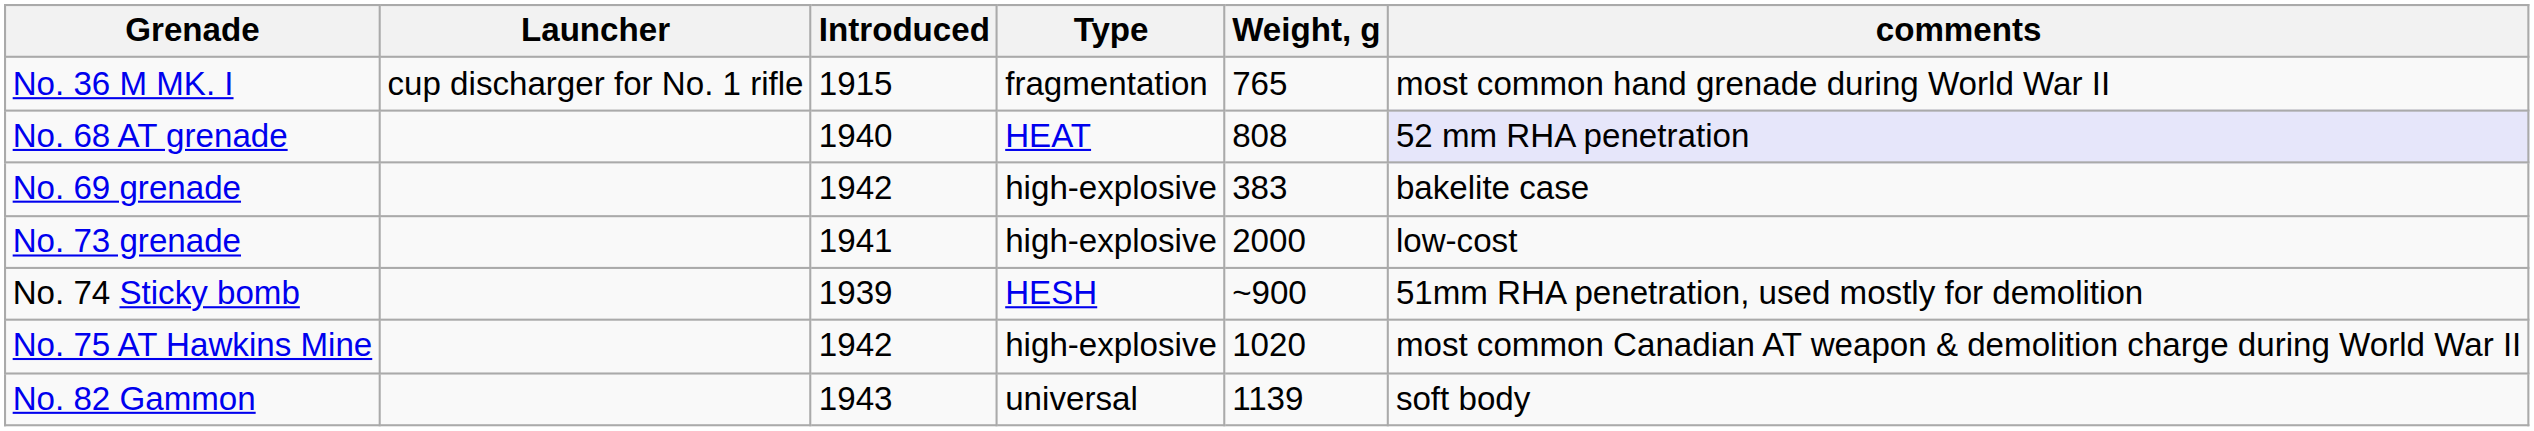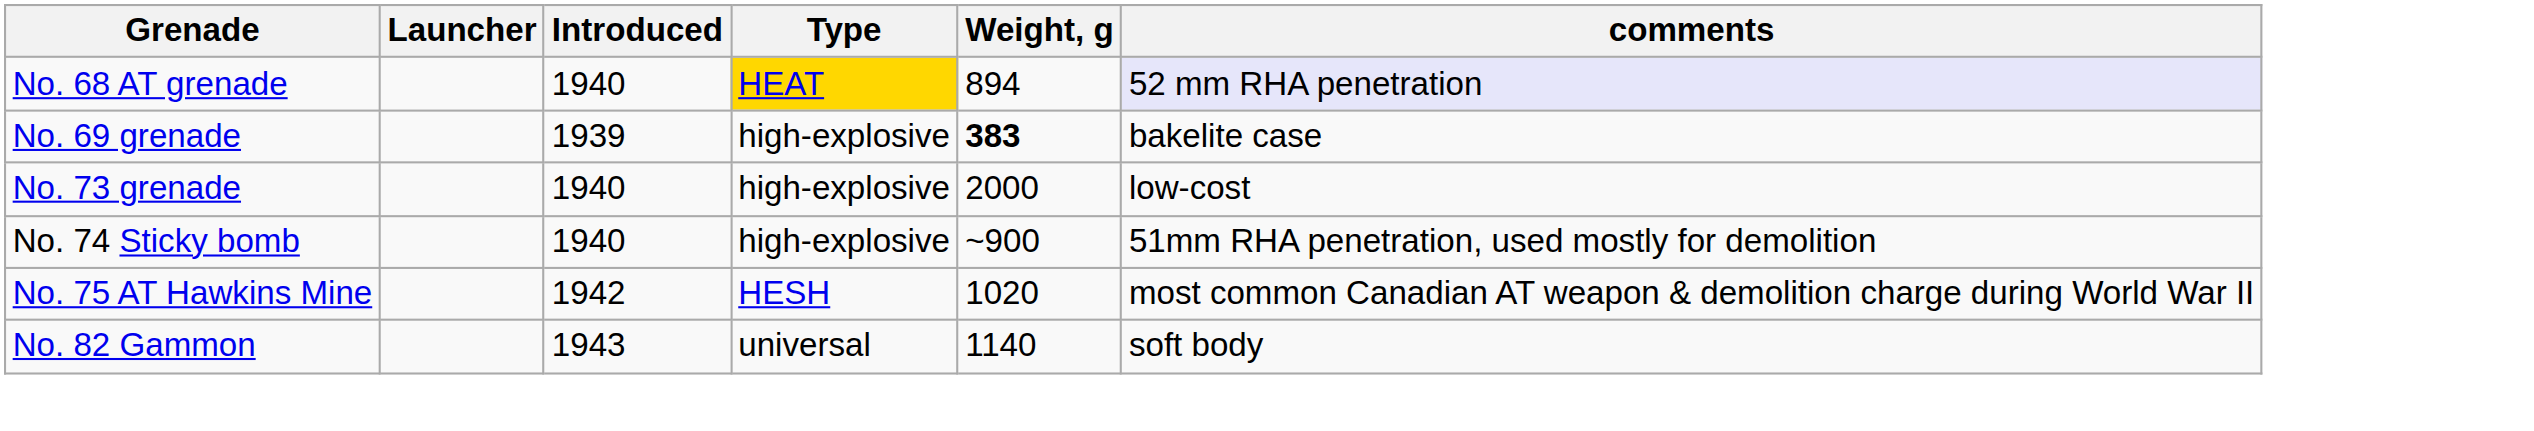- row: (123, 83)
(1048, 135) no background -> (781, 83) gold background
(1260, 135) 808 -> (993, 83) 894
(856, 188) 1942 -> (589, 135) 1939
(1260, 188) normal -> (993, 135) bold
(856, 240) 1941 -> (589, 188) 1940
(856, 293) 1939 -> (589, 240) 1940
(1051, 293) HESH -> (844, 240) high-explosive
(1111, 345) high-explosive -> (784, 293) HESH
(1268, 398) 1139 -> (1001, 345) 1140
